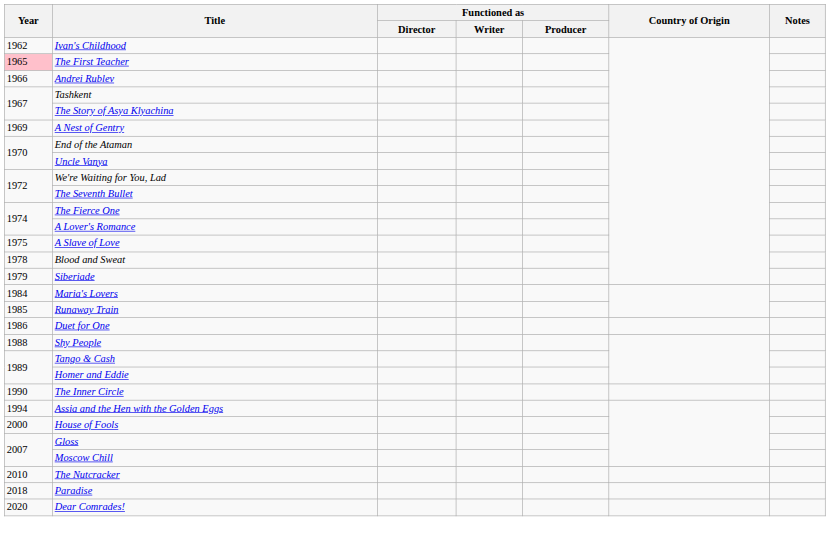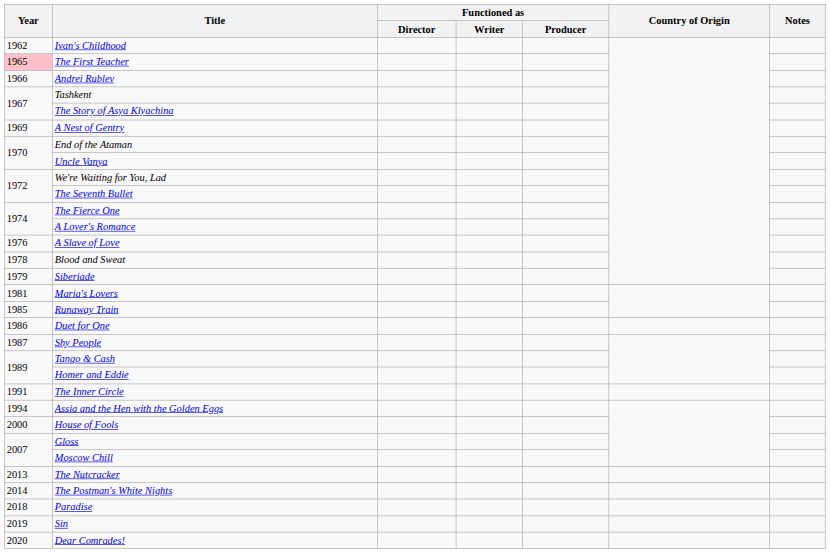(17, 243) 1975 -> (17, 243) 1976
(17, 293) 1984 -> (17, 293) 1981
(17, 342) 1988 -> (17, 342) 1987
(17, 392) 1990 -> (17, 392) 1991
(17, 474) 2010 -> (17, 474) 2013
+ row: (113, 491)
+ row: (61, 524)
